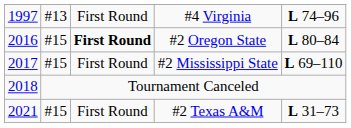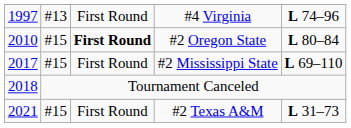(23, 39) 2016 -> (23, 39) 2010
